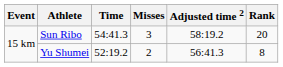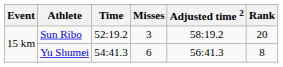(111, 35) 54:41.3 -> (111, 35) 52:19.2
(111, 53) 52:19.2 -> (111, 53) 54:41.3
(149, 53) 2 -> (149, 53) 6
